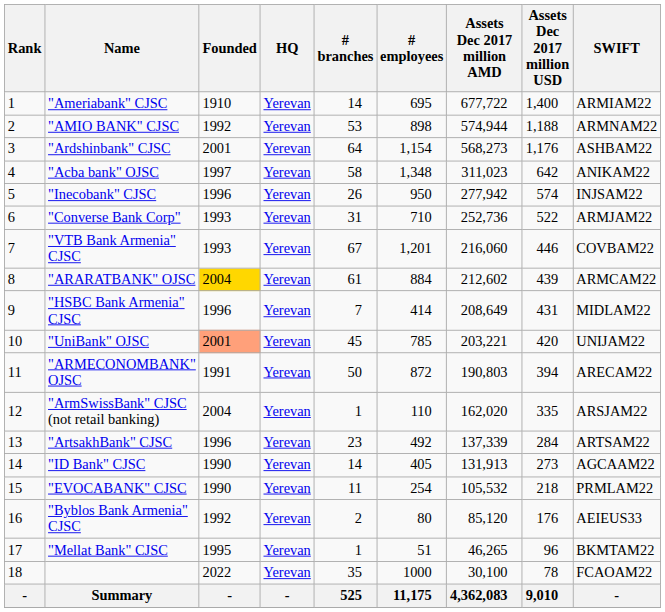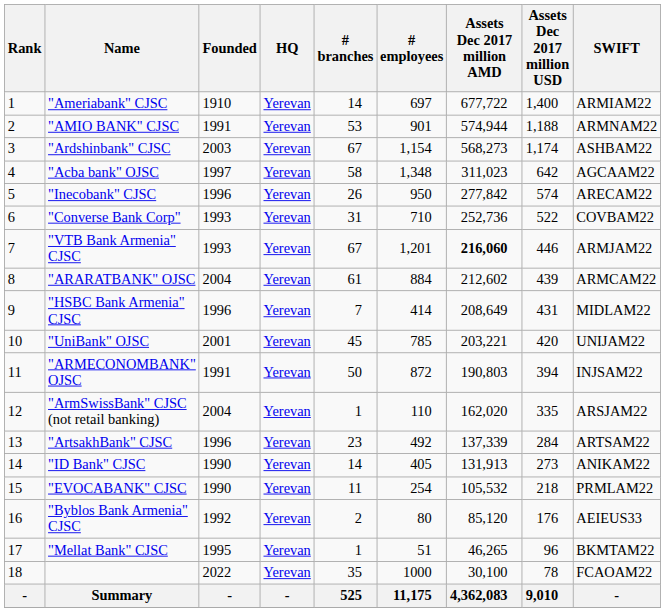(421, 103) 695 -> (421, 103) 697
(217, 126) 1992 -> (217, 126) 1991
(421, 126) 898 -> (421, 126) 901
(217, 149) 2001 -> (217, 149) 2003
(355, 149) 64 -> (355, 149) 67
(542, 149) 1,176 -> (542, 149) 1,174
(613, 172) ANIKAM22 -> (615, 172) AGCAAM22
(484, 194) 277,942 -> (484, 194) 277,842
(609, 194) INJSAM22 -> (614, 194) ARECAM22
(614, 217) ARMJAM22 -> (615, 217) COVBAM22
(484, 248) normal -> (484, 248) bold
(615, 248) COVBAM22 -> (614, 248) ARMJAM22
(217, 279) gold background -> (217, 279) no background
(217, 341) lightsalmon background -> (217, 341) no background
(614, 372) ARECAM22 -> (609, 372) INJSAM22
(615, 465) AGCAAM22 -> (613, 465) ANIKAM22
